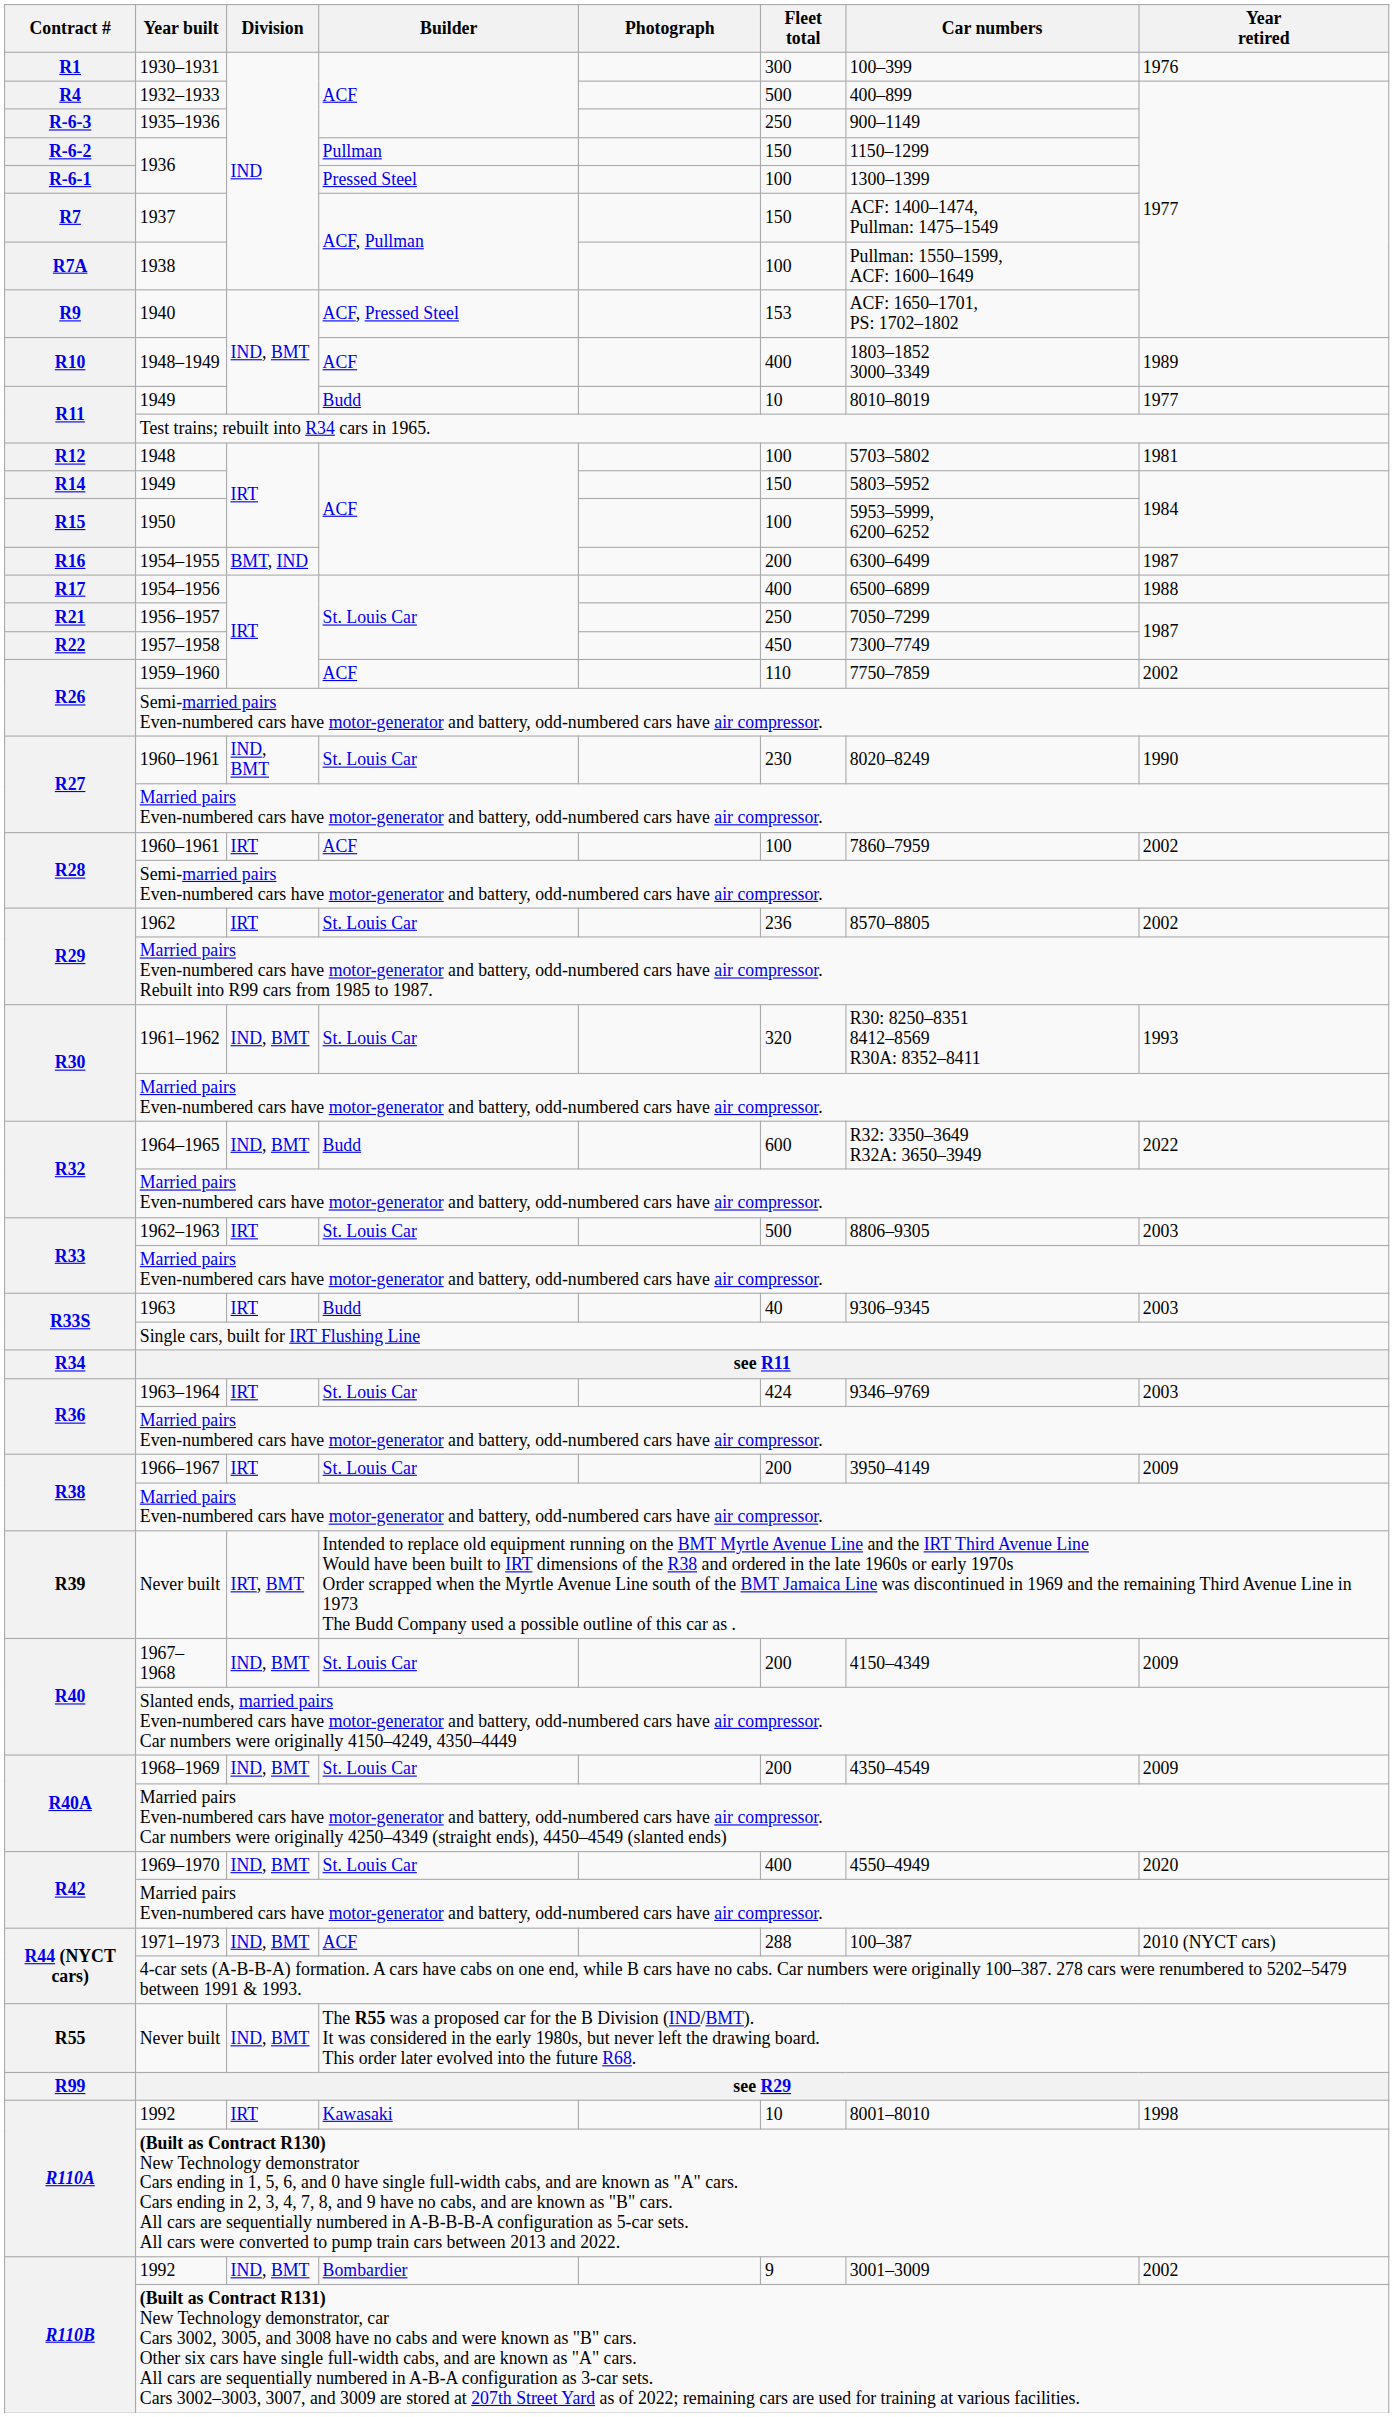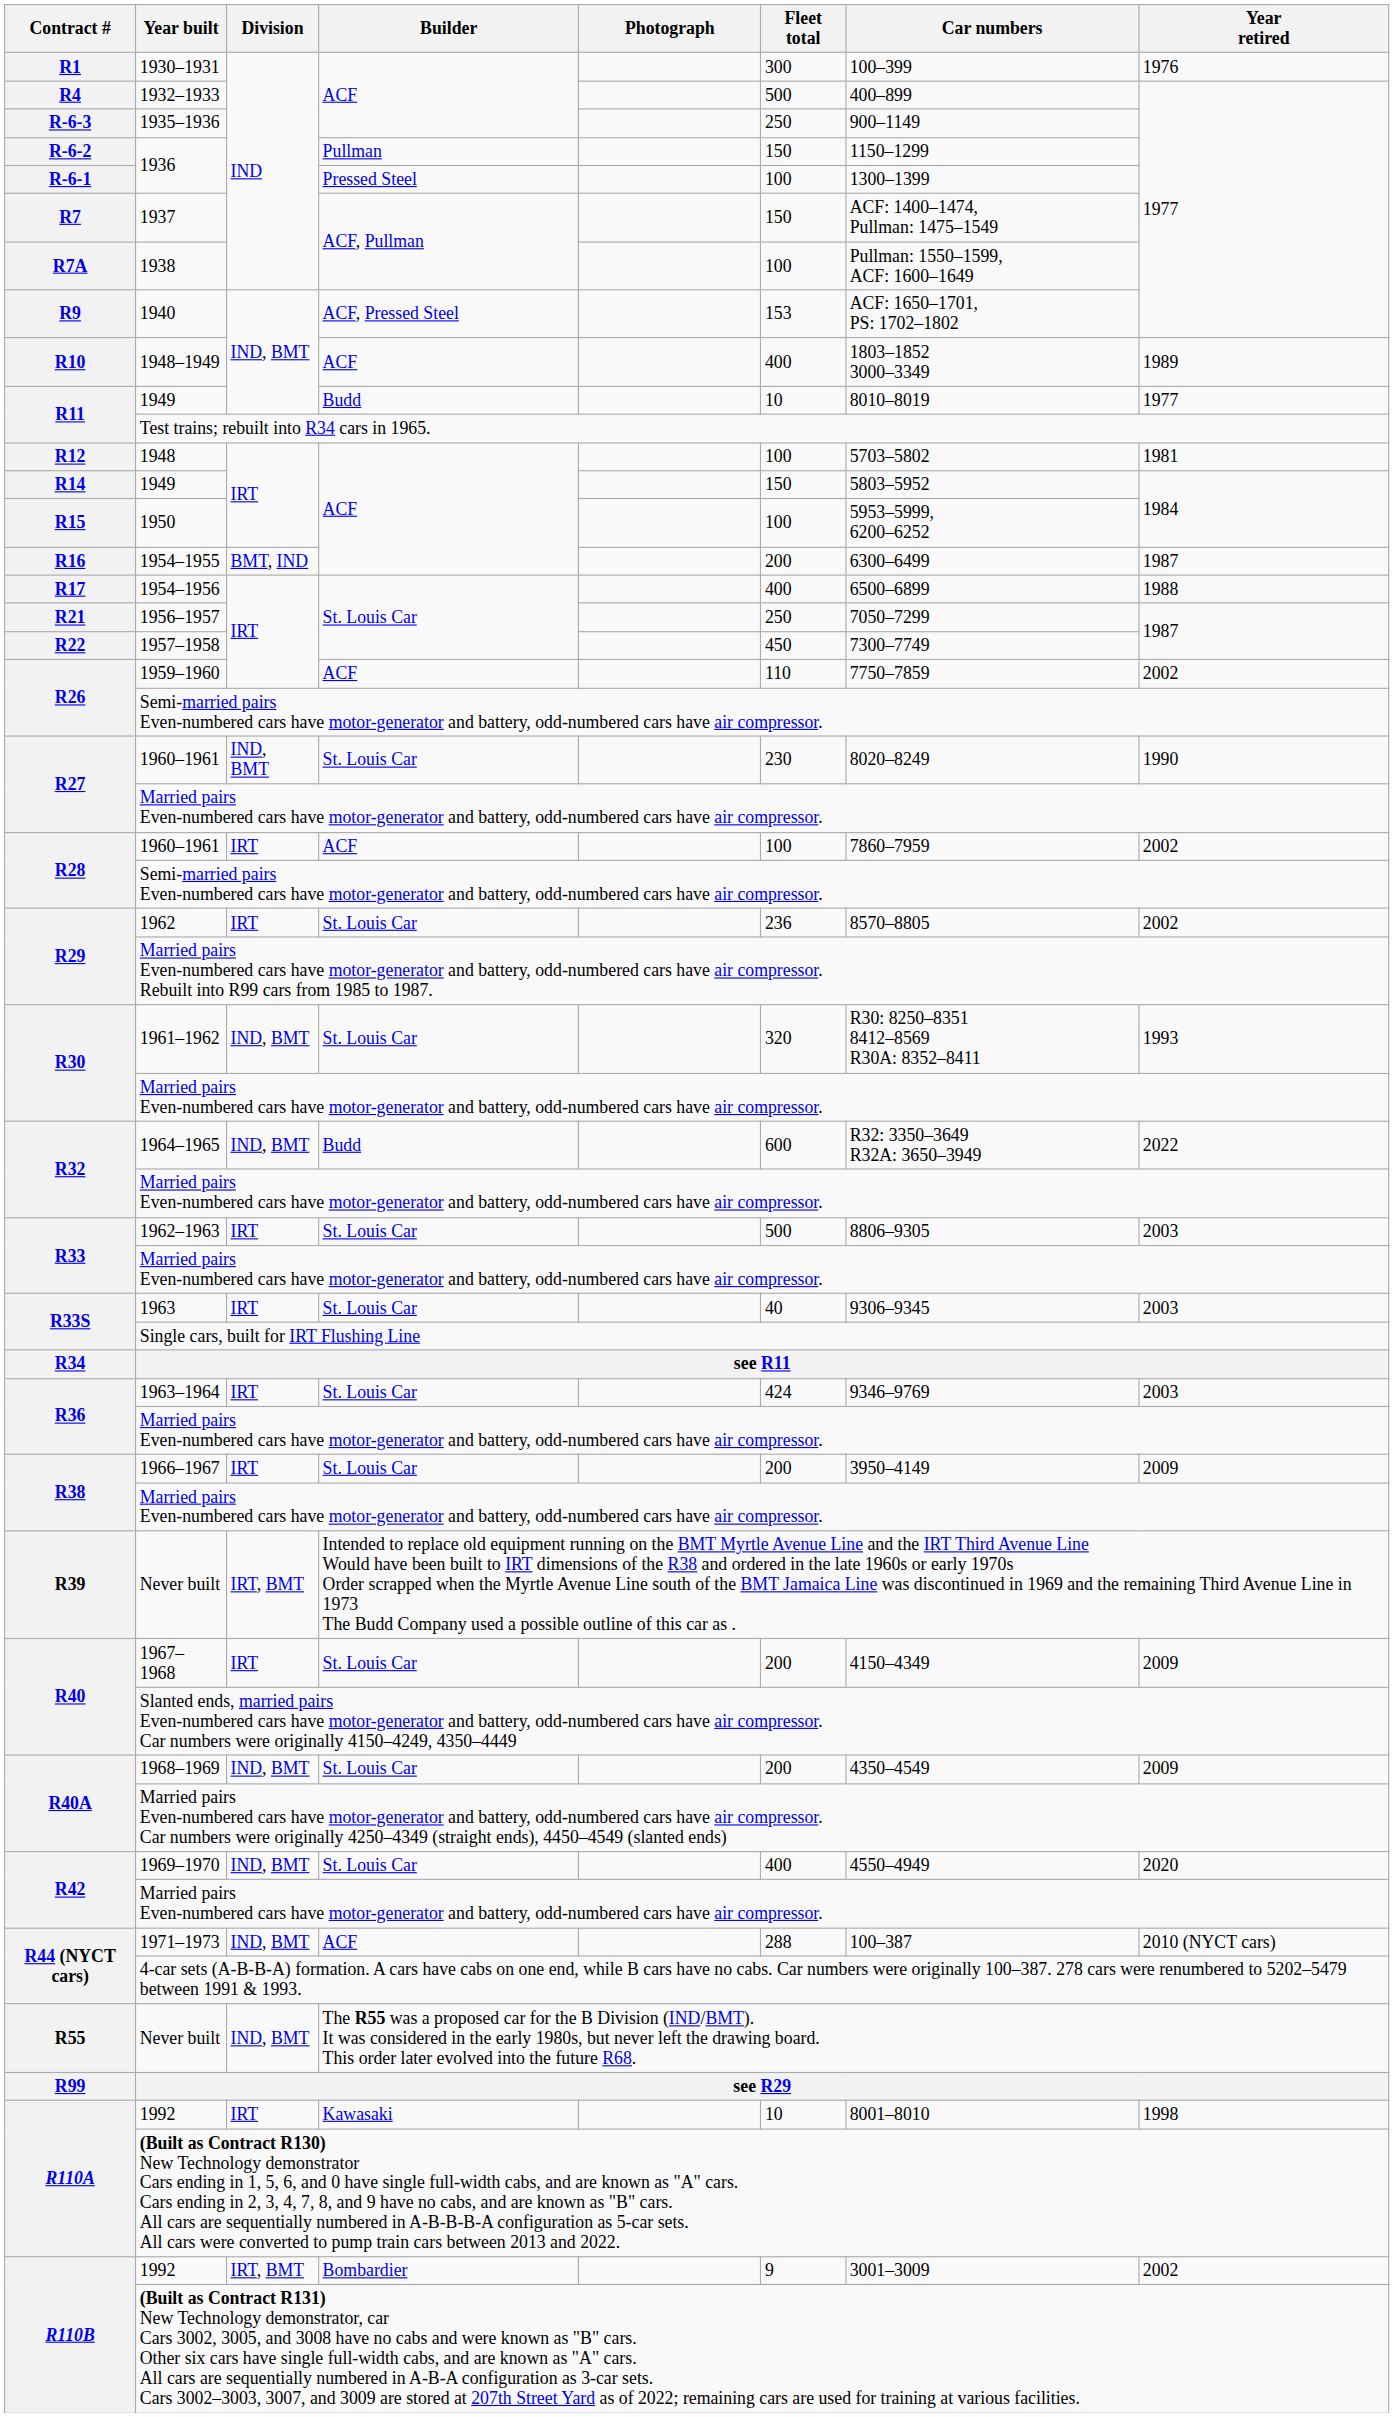(342, 1307) Budd -> (370, 1307) St. Louis Car
(270, 1662) IND, BMT -> (244, 1662) IRT
(270, 2270) IND, BMT -> (267, 2270) IRT, BMT
